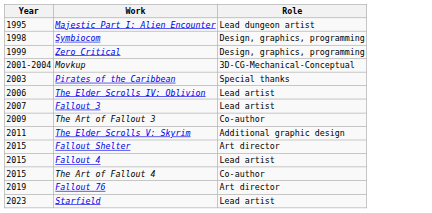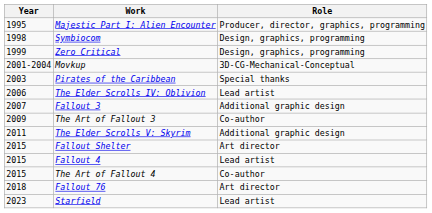(267, 25) Lead dungeon artist -> (322, 25) Producer, director, graphics, programming
(247, 106) Lead artist -> (282, 106) Additional graphic design
(16, 187) 2019 -> (16, 187) 2018
